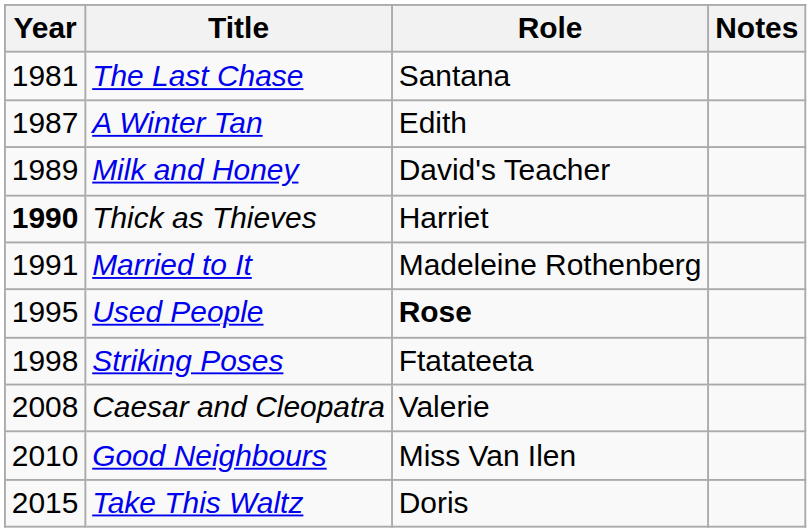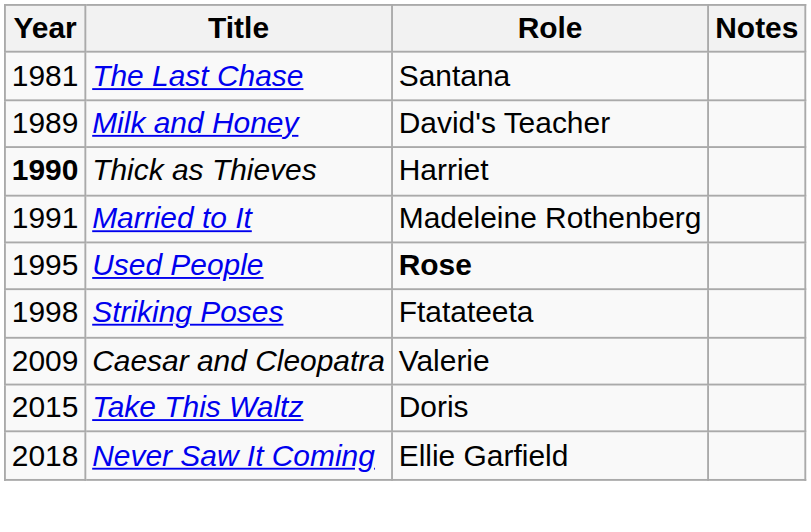- row: (177, 123)
(45, 407) 2008 -> (45, 360) 2009
- row: (209, 455)
+ row: (234, 455)
